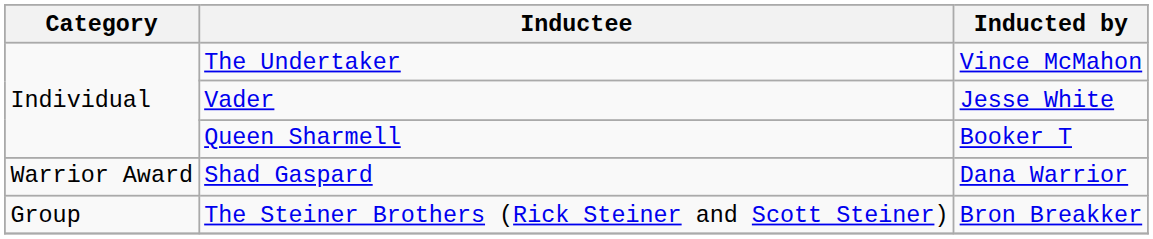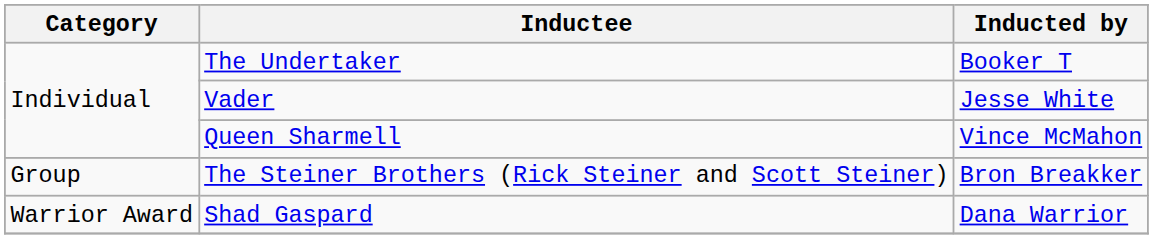(1051, 62) Vince McMahon -> (1016, 62) Booker T
(1016, 138) Booker T -> (1051, 138) Vince McMahon
rows swapped: (576, 215) <-> (288, 177)
